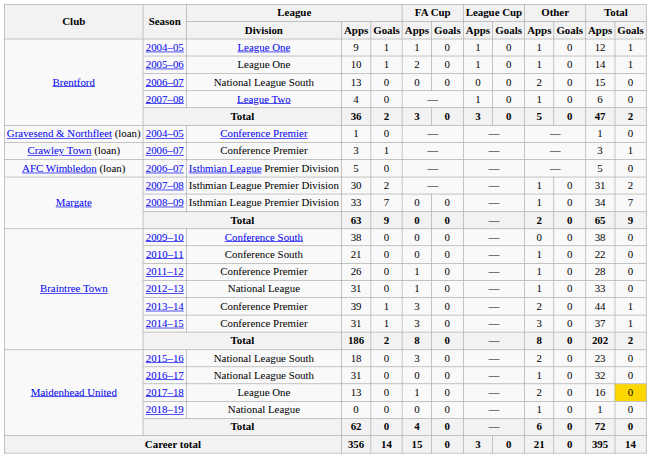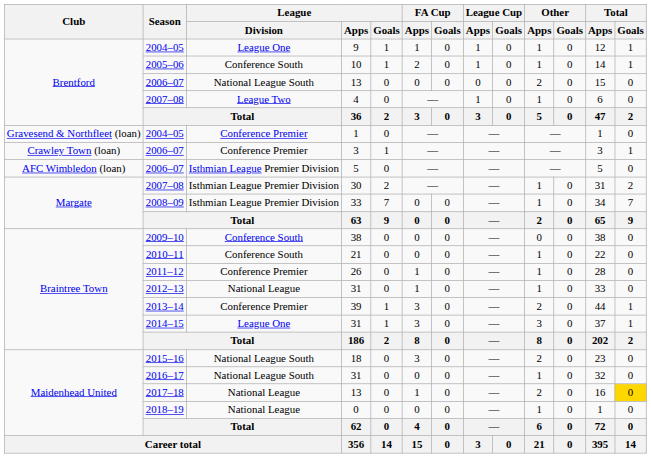(264, 64) League One -> (264, 64) Conference South
(264, 323) Conference Premier -> (264, 323) League One
(264, 392) League One -> (264, 392) National League
